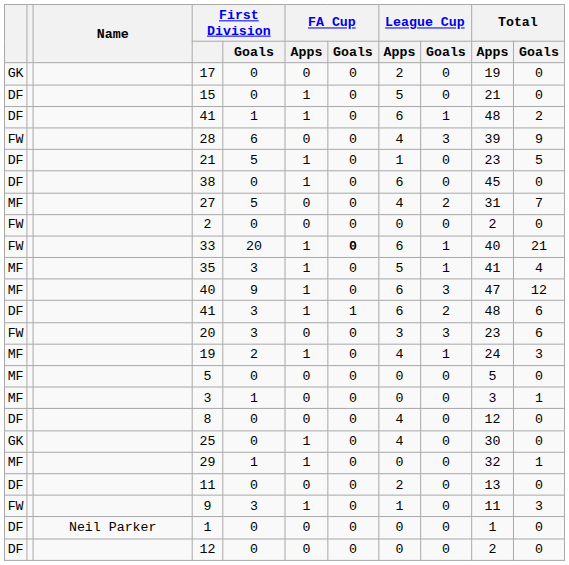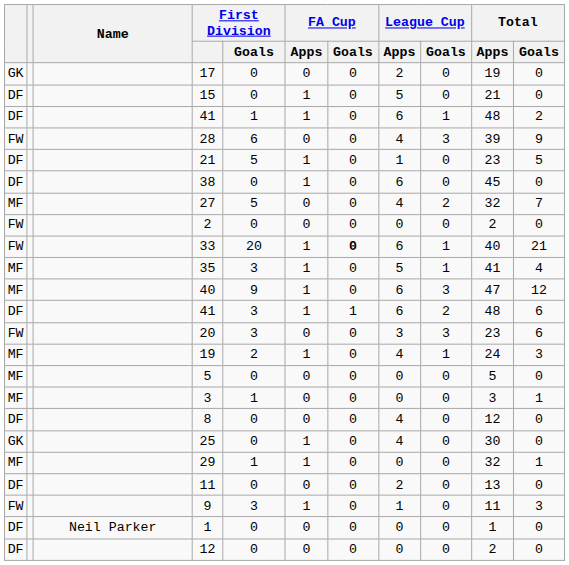(492, 204) 31 -> (492, 204) 32
